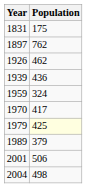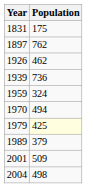(40, 77) 436 -> (40, 77) 736
(40, 110) 417 -> (40, 110) 494
(40, 158) 506 -> (40, 158) 509
